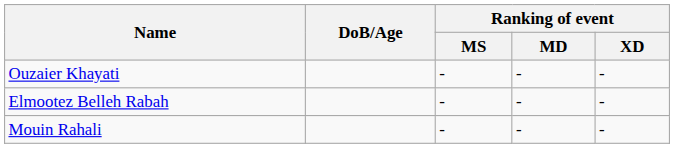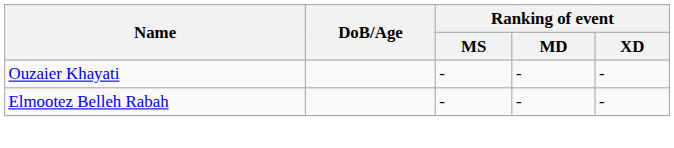- row: (55, 129)
